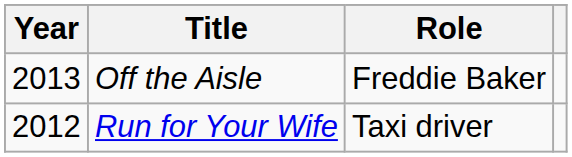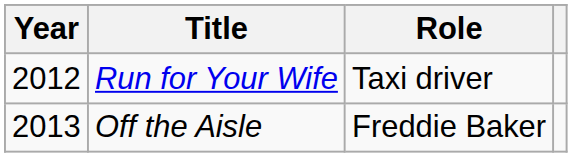rows swapped: (216, 126) <-> (179, 77)
